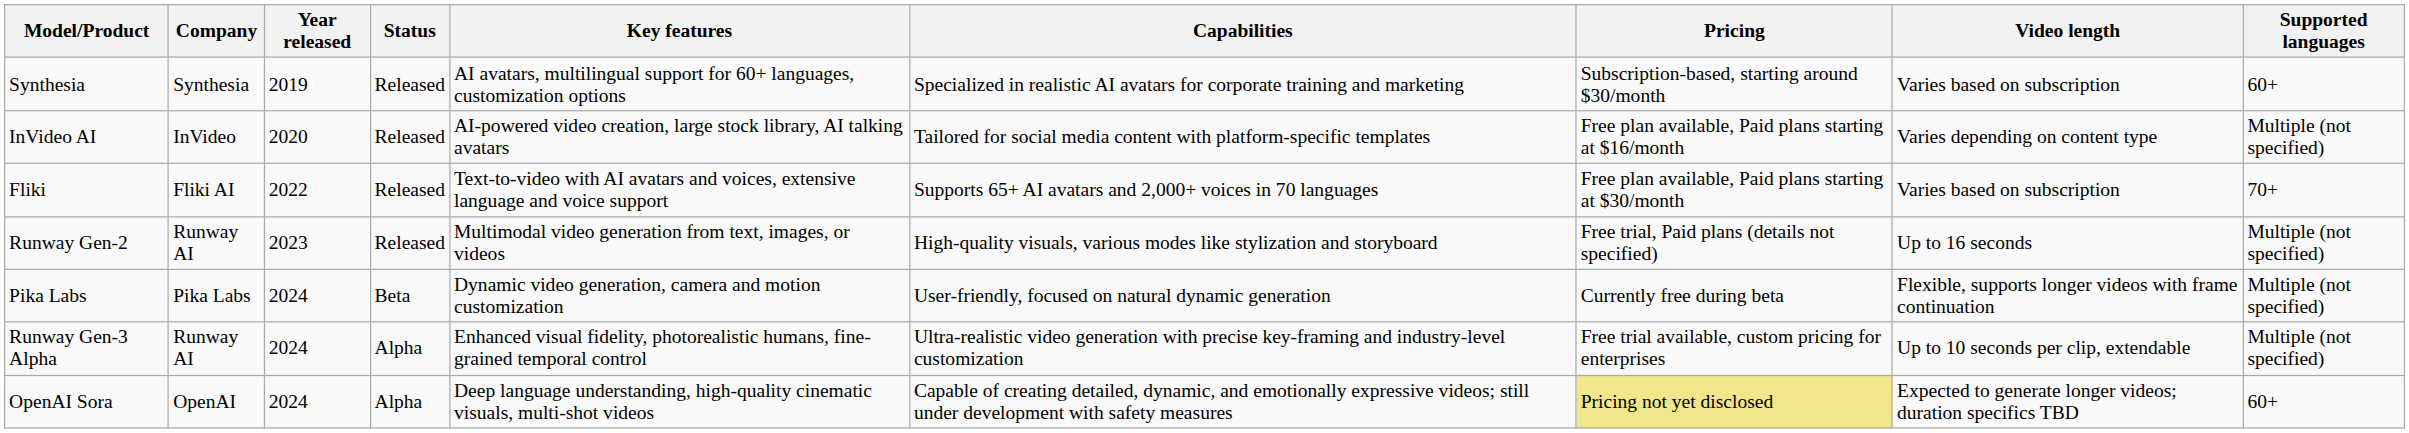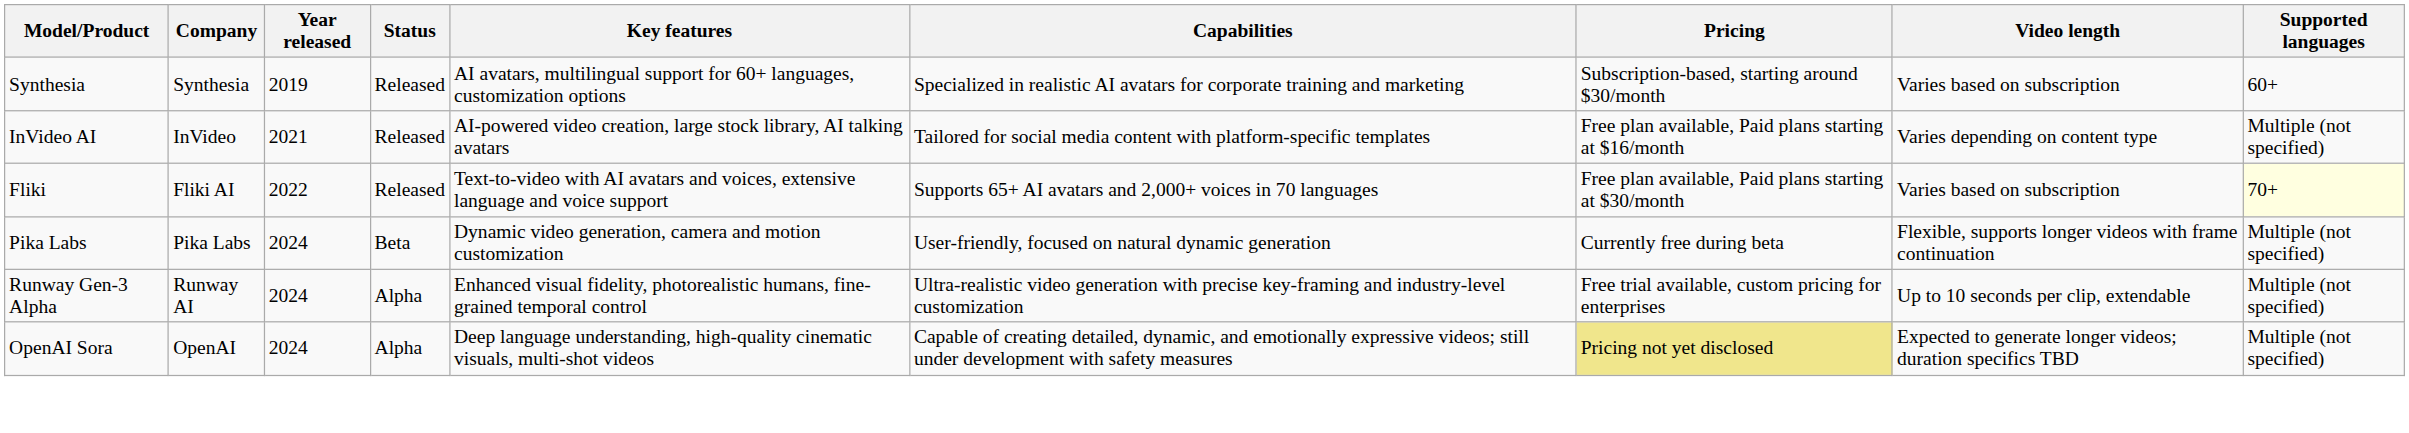(288, 136) 2020 -> (288, 136) 2021
(2263, 189) no background -> (2263, 189) lightyellow background
- row: (68, 242)
(2263, 401) 60+ -> (2299, 348) Multiple (not specified)
